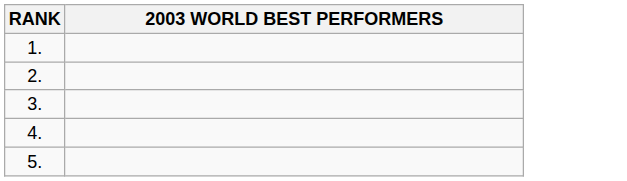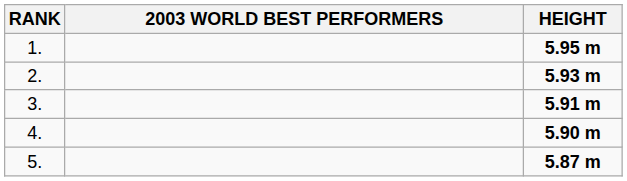+ column: (573, 19)
